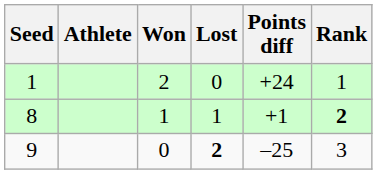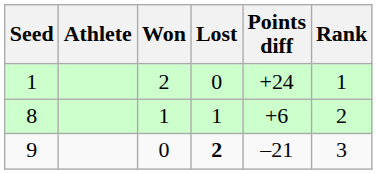(277, 116) +1 -> (277, 116) +6
(342, 116) bold -> (342, 116) normal
(277, 150) –25 -> (277, 150) –21
